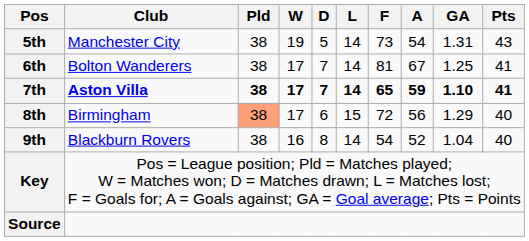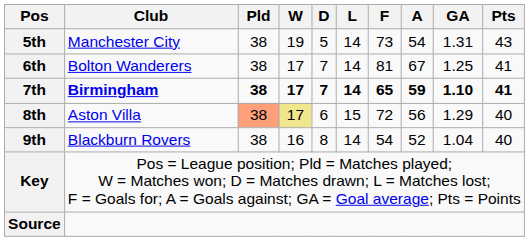(108, 90) Aston Villa -> (113, 90) Birmingham
(109, 115) Birmingham -> (104, 115) Aston Villa
(295, 115) no background -> (295, 115) khaki background
